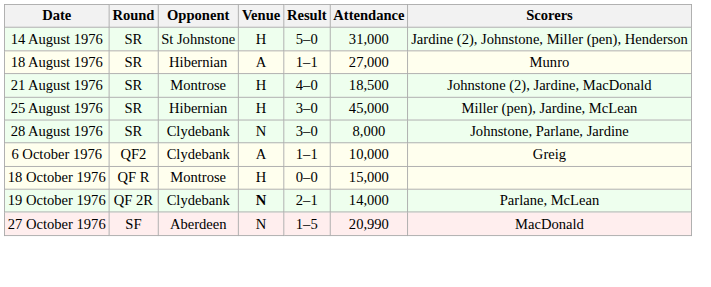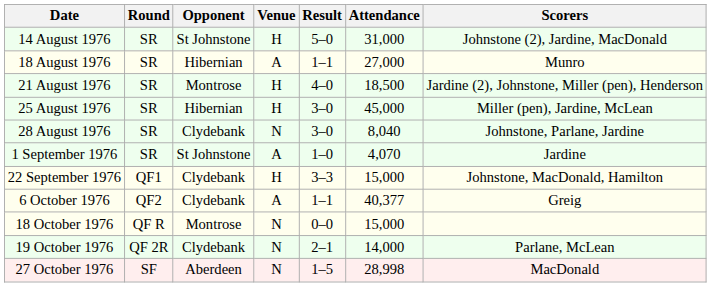(549, 39) Jardine (2), Johnstone, Miller (pen), Henderson -> (565, 39) Johnstone (2), Jardine, MacDonald
(549, 85) Johnstone (2), Jardine, MacDonald -> (565, 85) Jardine (2), Johnstone, Miller (pen), Henderson
(369, 131) 8,000 -> (384, 131) 8,040
+ row: (64, 154)
+ row: (64, 177)
(369, 154) 10,000 -> (384, 200) 40,377
(261, 177) H -> (276, 223) N
(261, 200) bold -> (276, 246) normal
(369, 223) 20,990 -> (384, 270) 28,998
